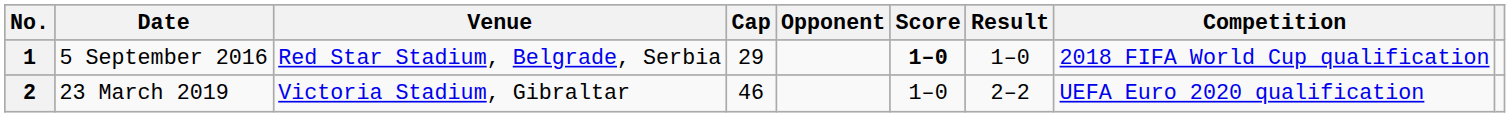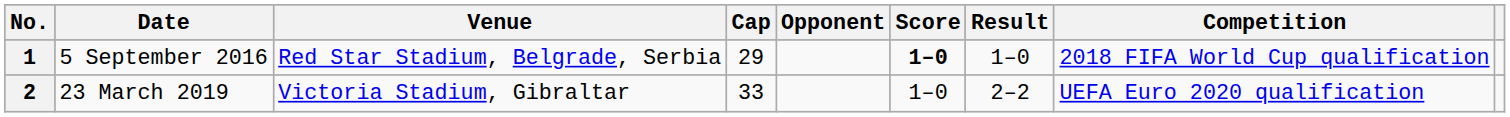(751, 93) 46 -> (751, 93) 33
